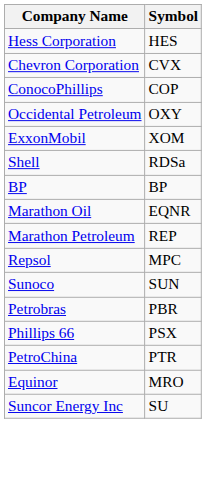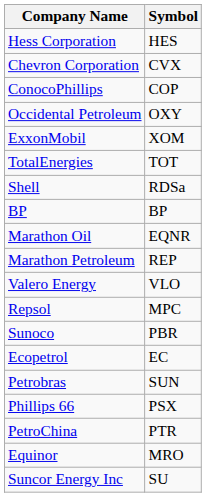+ row: (50, 162)
+ row: (52, 284)
(164, 284) SUN -> (163, 333) PBR
+ row: (38, 357)
(163, 308) PBR -> (164, 382) SUN
